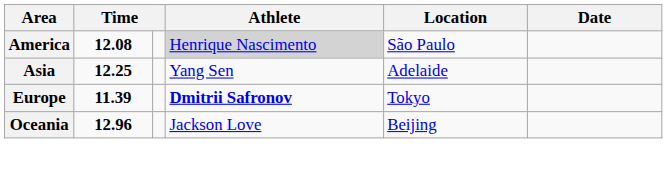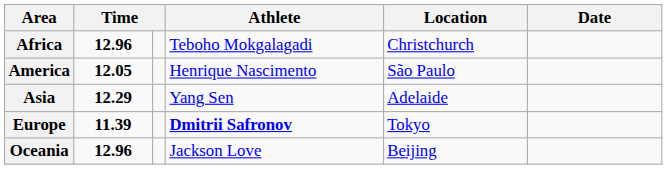+ row: (39, 44)
(113, 44) 12.08 -> (113, 71) 12.05
(243, 44) lightgrey background -> (243, 71) no background
(113, 71) 12.25 -> (113, 97) 12.29
